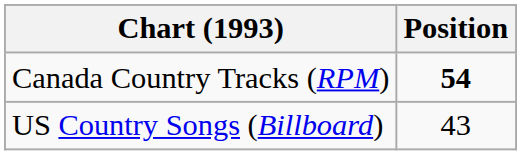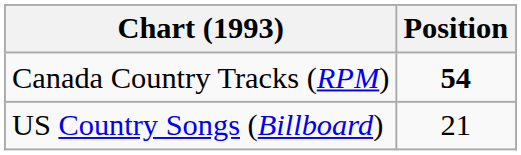(456, 125) 43 -> (456, 125) 21
